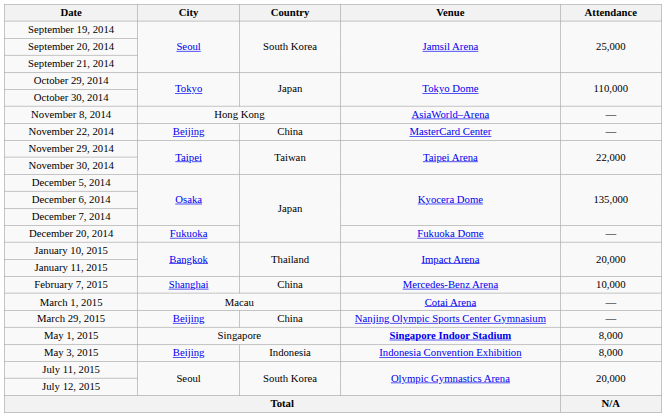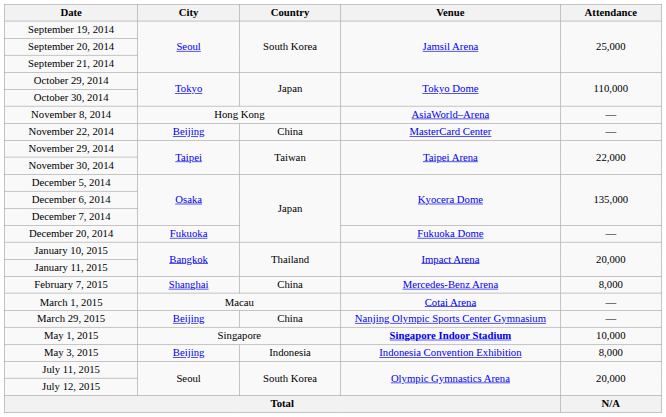(611, 285) 10,000 -> (611, 285) 8,000
(611, 336) 8,000 -> (611, 336) 10,000
